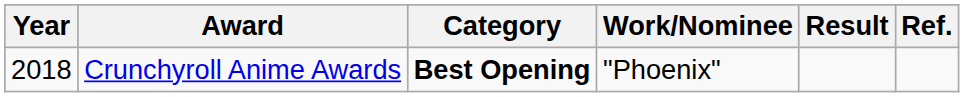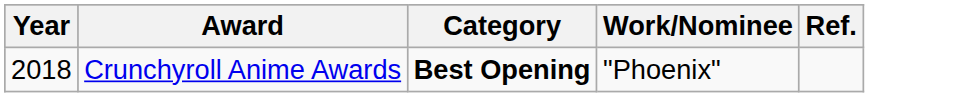- column: (847, 26)
